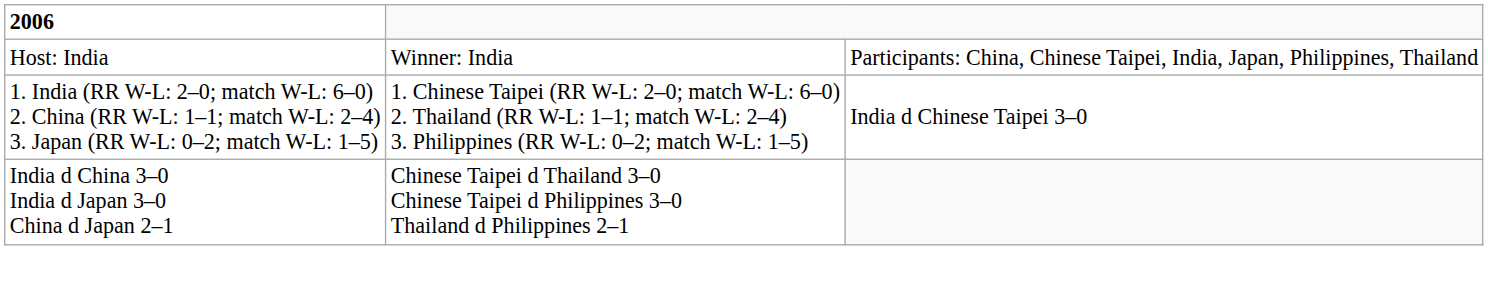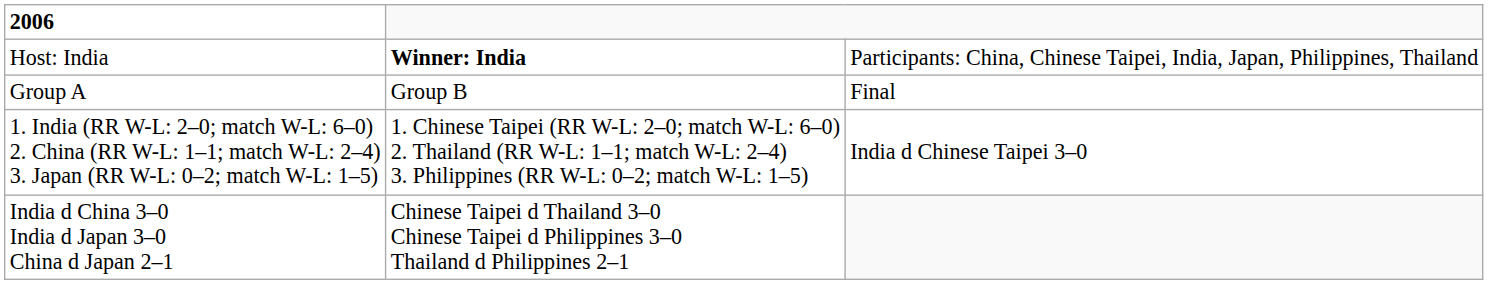(452, 57) normal -> (458, 57) bold
+ row: (48, 92)
